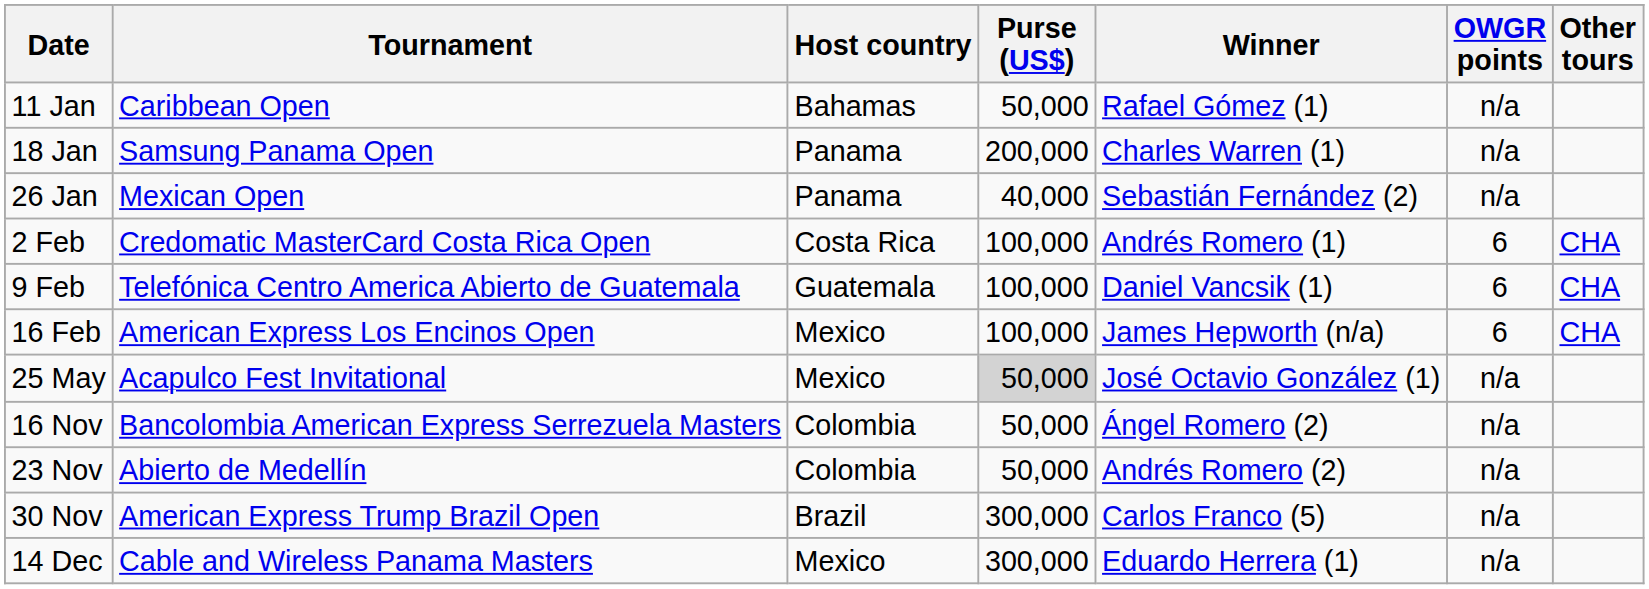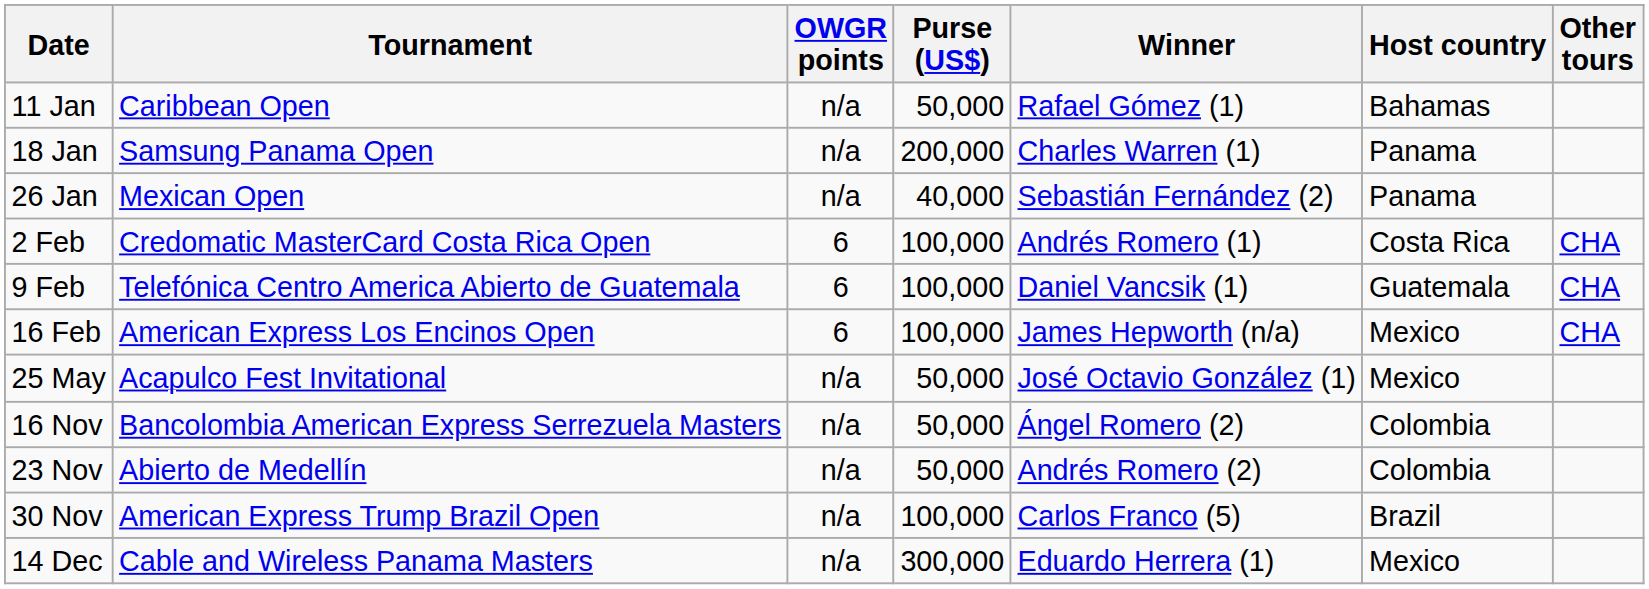columns swapped: (883, 44) <-> (1500, 44)
(1045, 378) lightgrey background -> (960, 378) no background
(1037, 515) 300,000 -> (952, 515) 100,000
